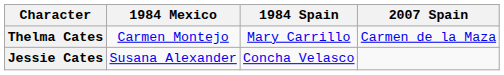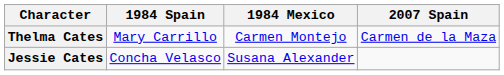columns swapped: (299, 15) <-> (173, 15)
